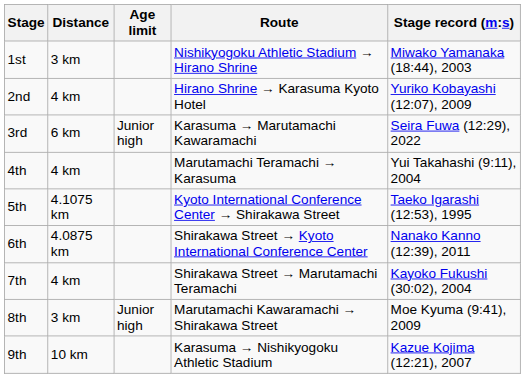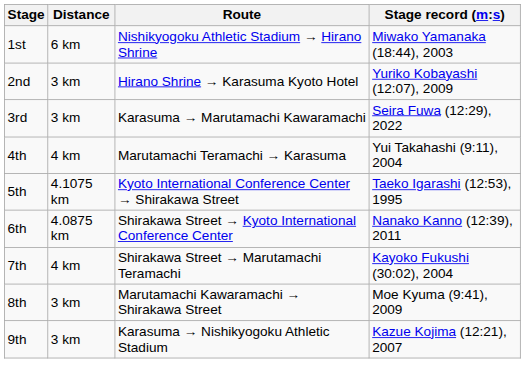- column: (142, 22)
(66, 59) 3 km -> (66, 44) 6 km
(66, 96) 4 km -> (66, 81) 3 km
(66, 133) 6 km -> (66, 118) 3 km
(69, 354) 10 km -> (66, 339) 3 km
